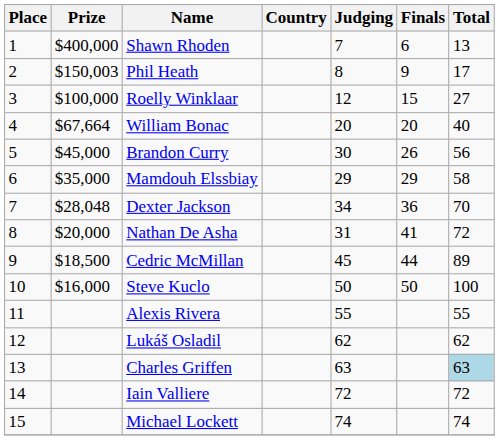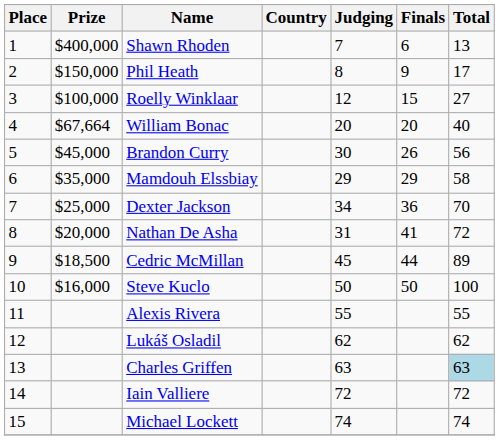(87, 71) $150,003 -> (87, 71) $150,000
(82, 206) $28,048 -> (82, 206) $25,000
